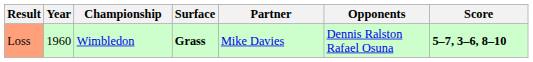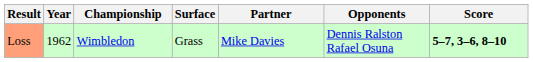(59, 40) 1960 -> (59, 40) 1962
(190, 40) bold -> (189, 40) normal
